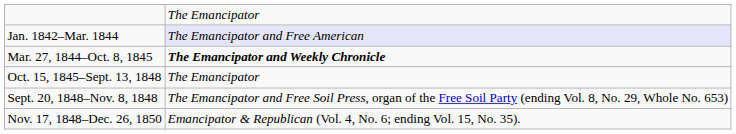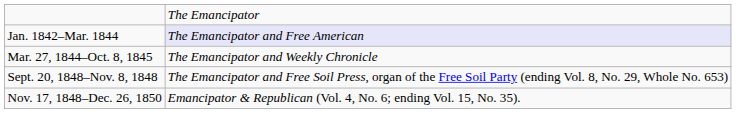(277, 56) bold -> (273, 56) normal
- row: (84, 77)
